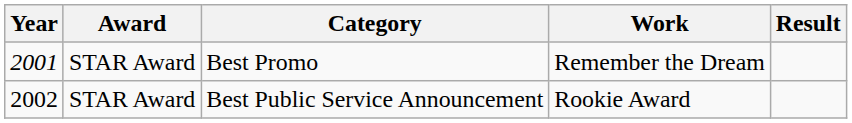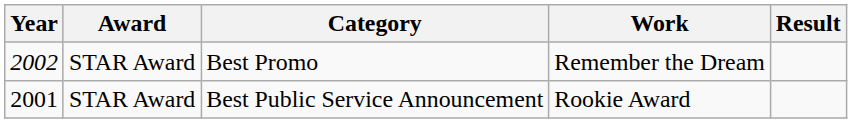(34, 61) 2001 -> (34, 61) 2002
(34, 99) 2002 -> (34, 99) 2001
